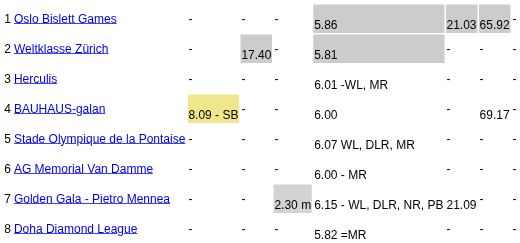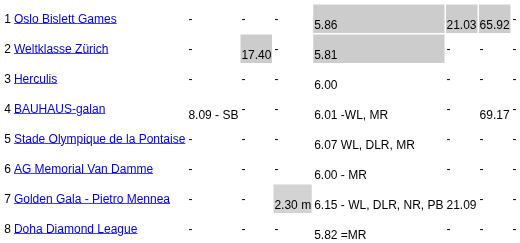(351, 85) 6.01 -WL, MR -> (326, 85) 6.00
(213, 115) khaki background -> (213, 115) no background
(326, 115) 6.00 -> (351, 115) 6.01 -WL, MR
